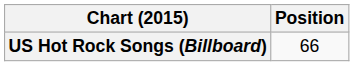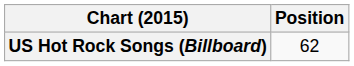(310, 46) 66 -> (310, 46) 62
